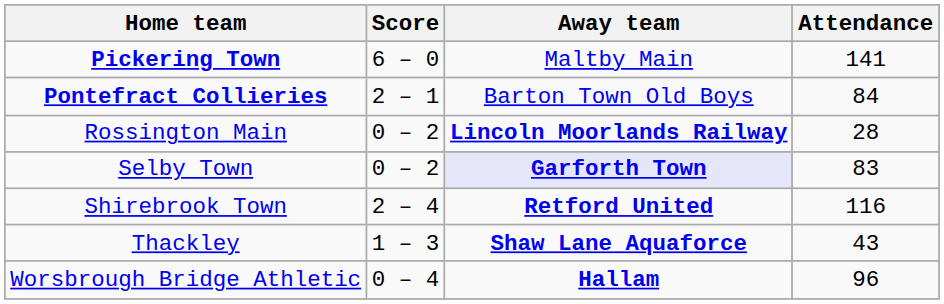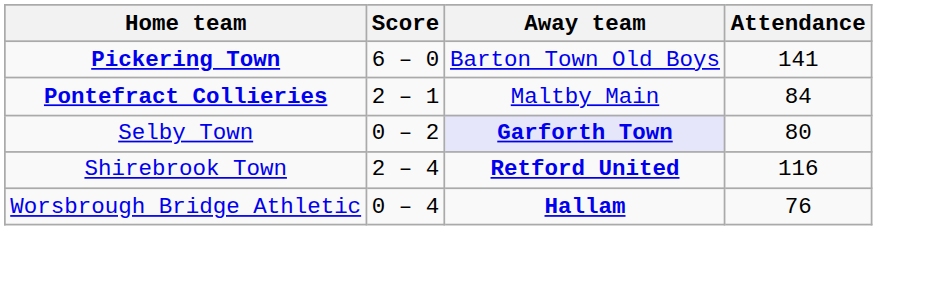(619, 60) Maltby Main -> (585, 60) Barton Town Old Boys
(619, 97) Barton Town Old Boys -> (585, 97) Maltby Main
- row: (186, 133)
(866, 170) 83 -> (798, 133) 80
- row: (186, 243)
(866, 280) 96 -> (798, 206) 76
